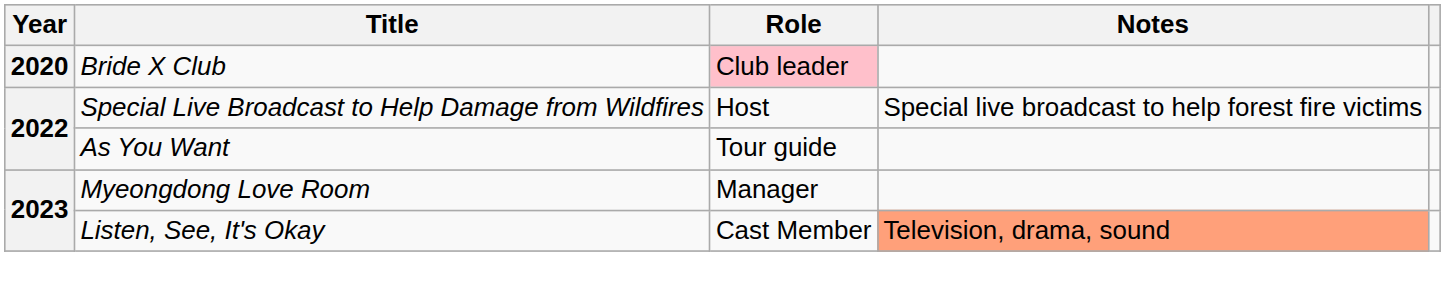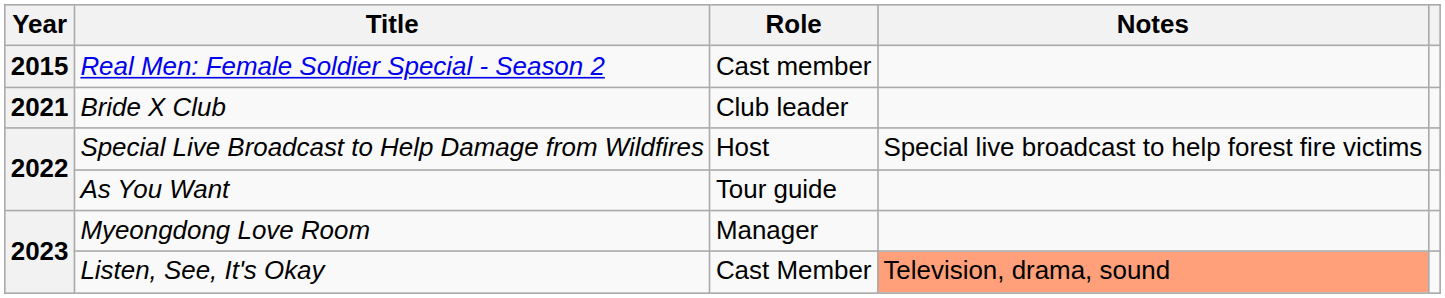+ row: (343, 66)
(40, 66) 2020 -> (40, 107) 2021
(782, 66) pink background -> (782, 107) no background
